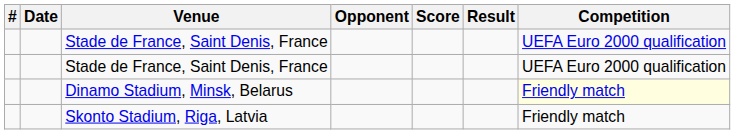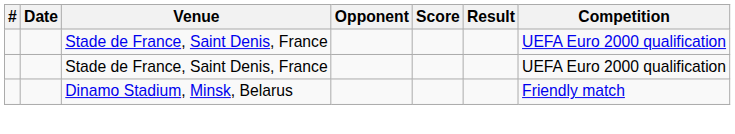(573, 91) lightyellow background -> (573, 91) no background
- row: (12, 116)
